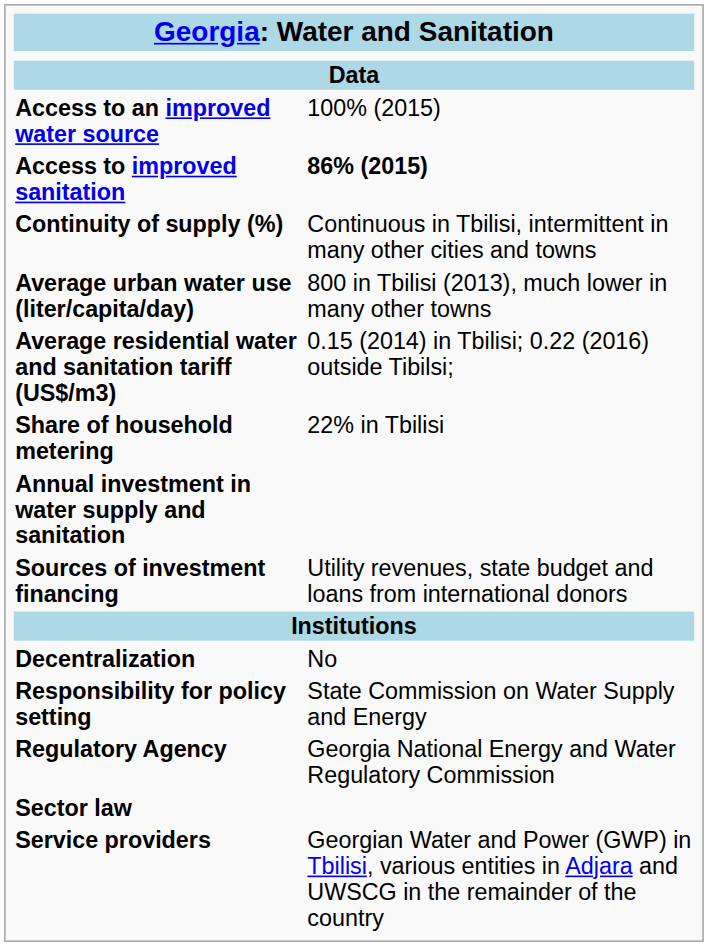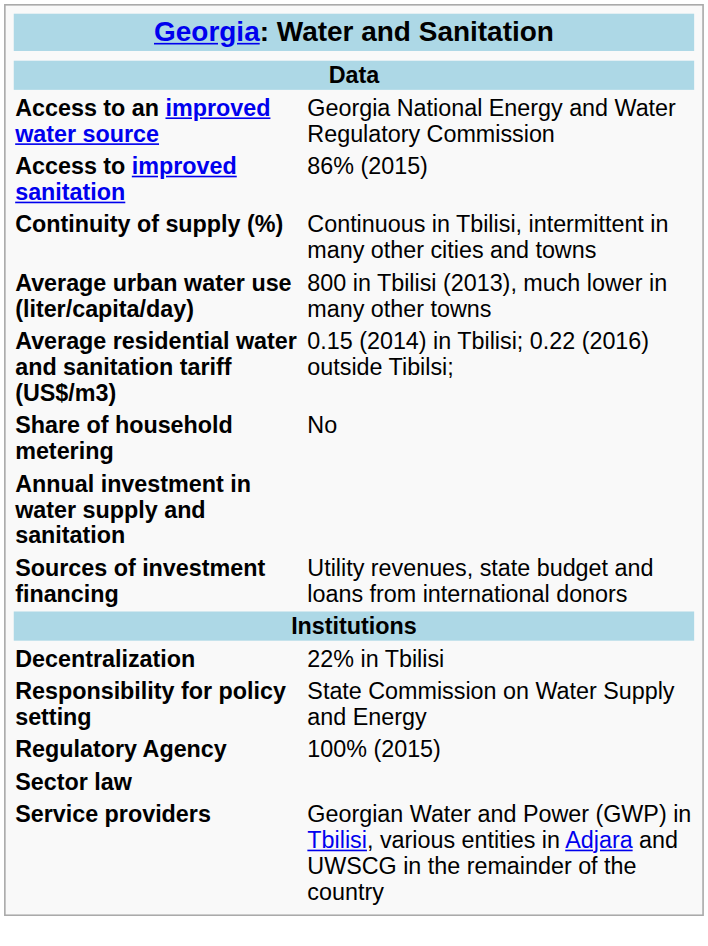(374, 107) 100% (2015) -> (492, 120) Georgia National Energy and Water Regulatory Commission
(368, 166) bold -> (368, 166) normal
(376, 425) 22% in Tbilisi -> (322, 425) No
(322, 658) No -> (376, 658) 22% in Tbilisi
(492, 762) Georgia National Energy and Water Regulatory Commission -> (374, 749) 100% (2015)
